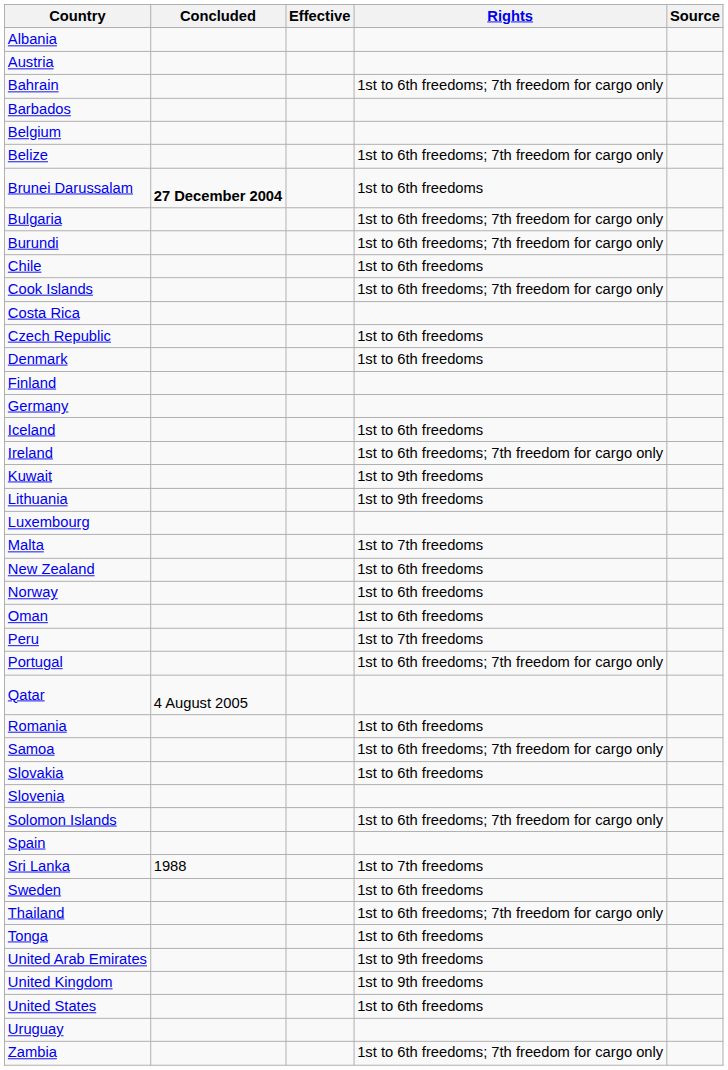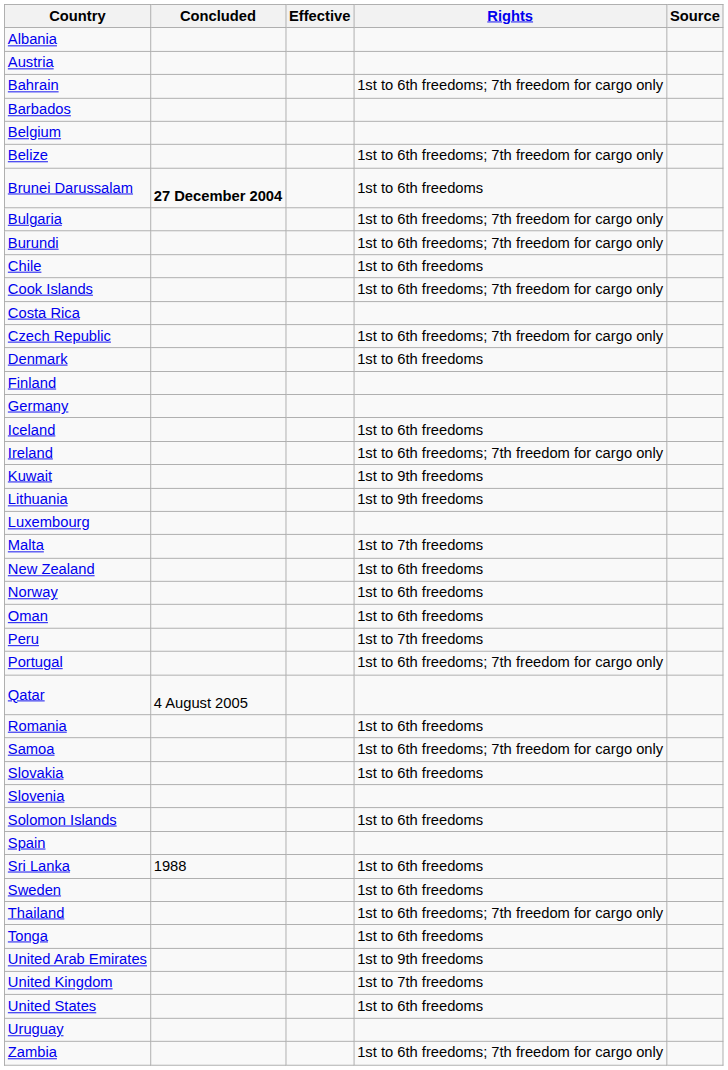(420, 336) 1st to 6th freedoms -> (510, 336) 1st to 6th freedoms; 7th freedom for cargo only
(510, 819) 1st to 6th freedoms; 7th freedom for cargo only -> (420, 819) 1st to 6th freedoms
(420, 866) 1st to 7th freedoms -> (420, 866) 1st to 6th freedoms
(420, 983) 1st to 9th freedoms -> (420, 983) 1st to 7th freedoms
